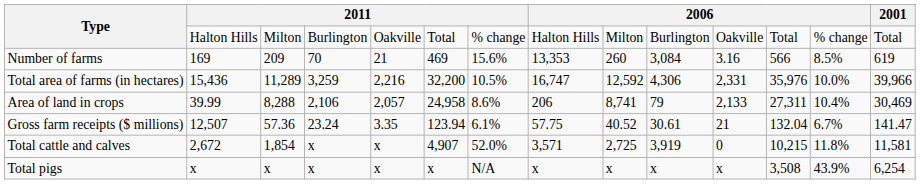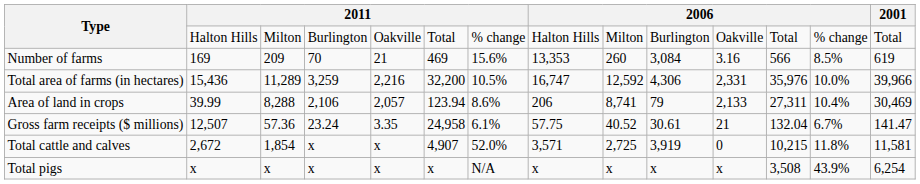(446, 102) 24,958 -> (446, 102) 123.94
(446, 124) 123.94 -> (446, 124) 24,958
